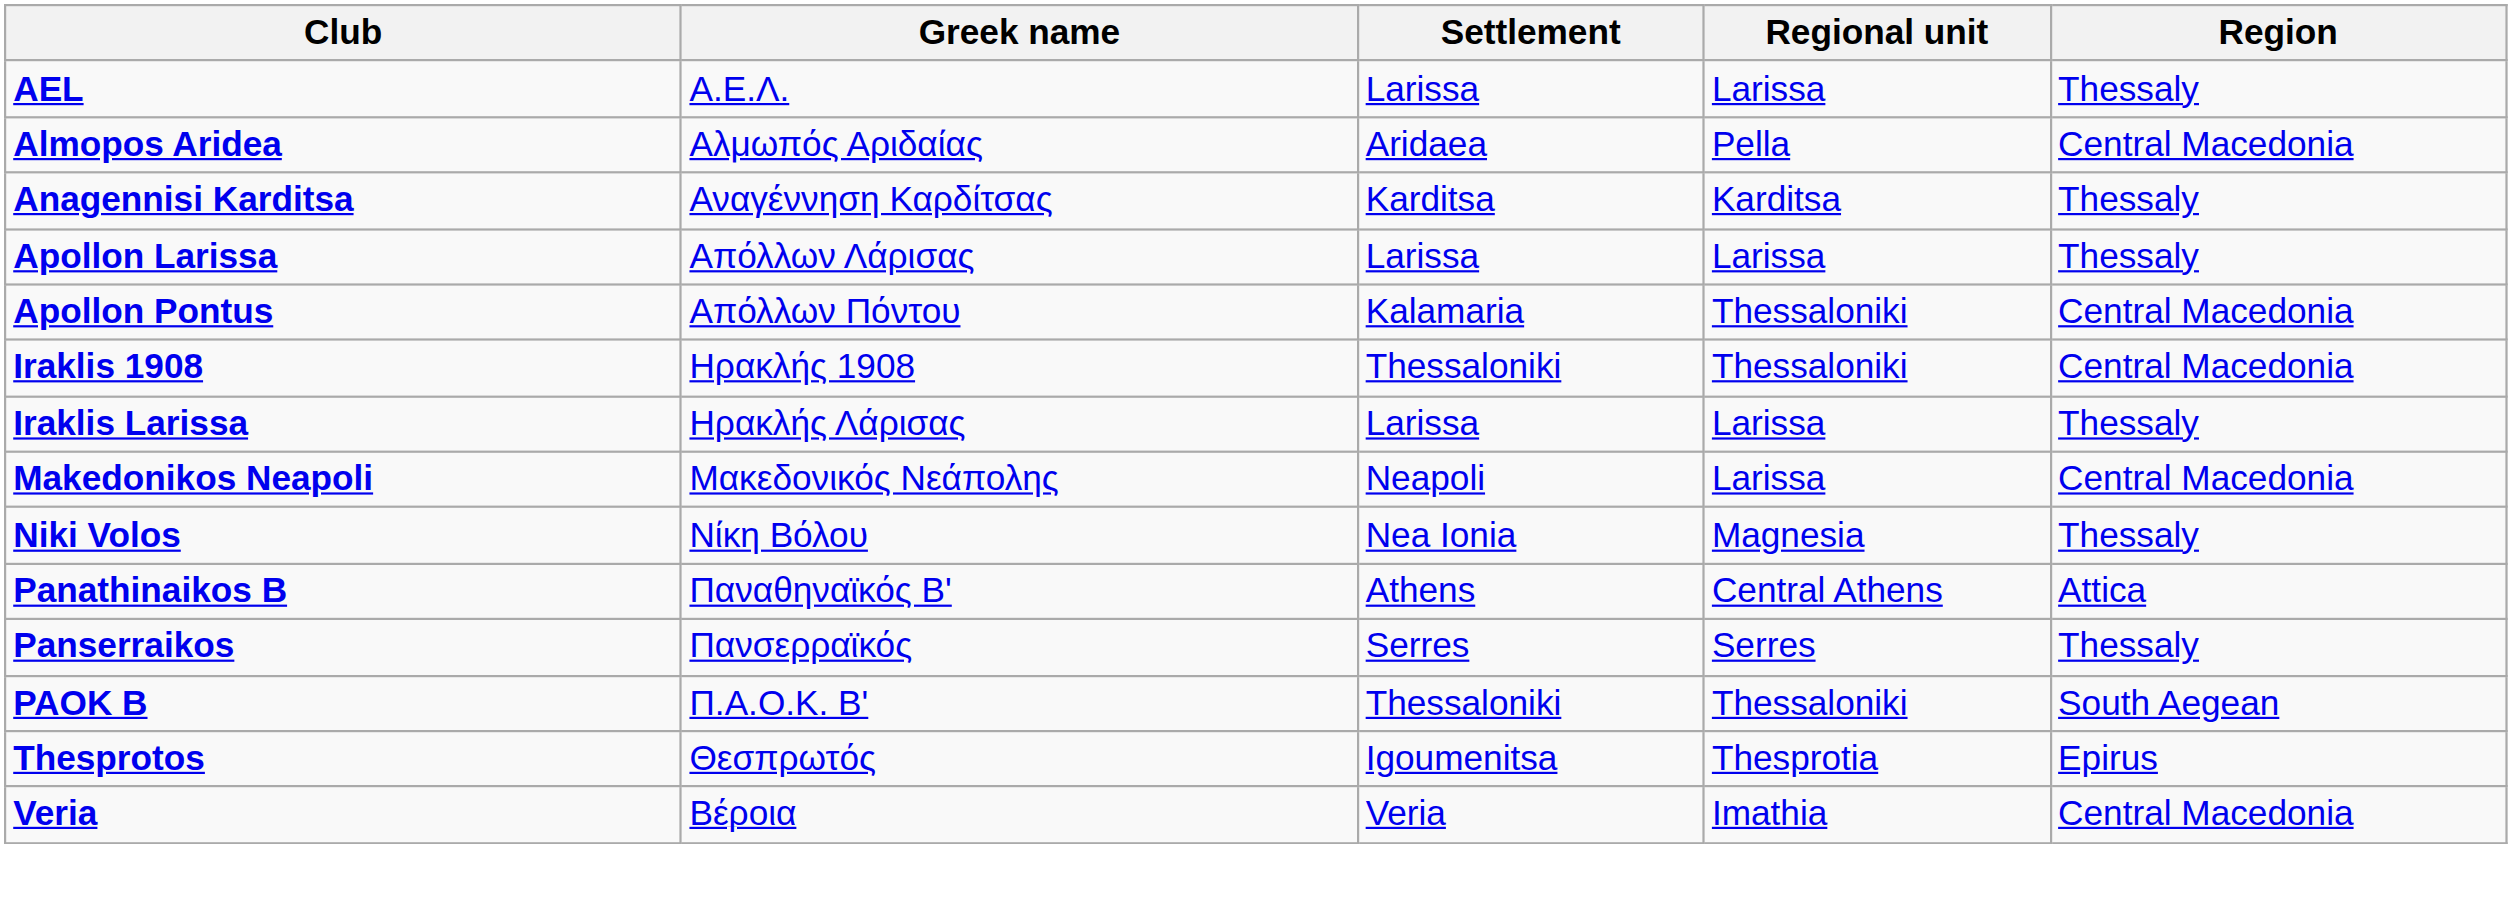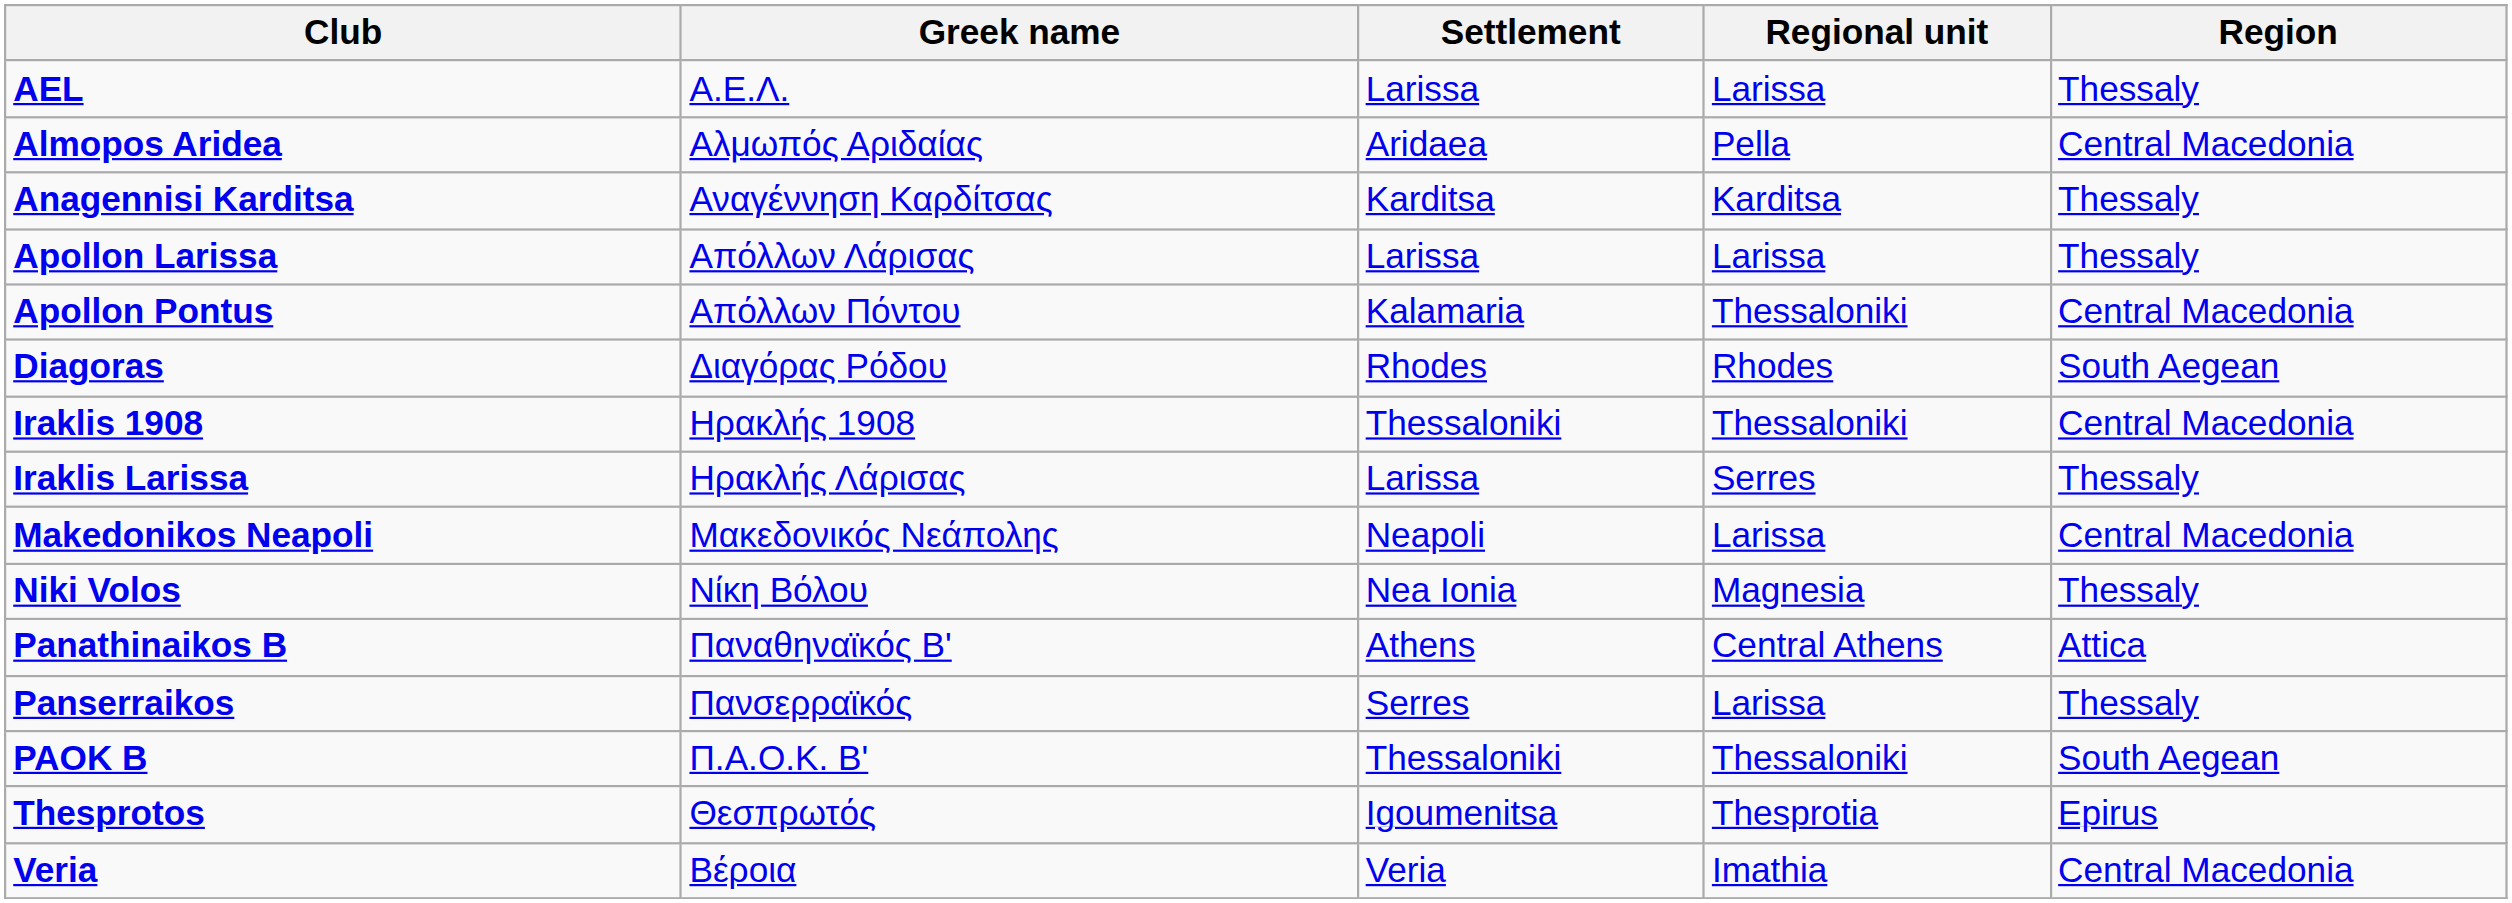+ row: (89, 367)
(1769, 423) Larissa -> (1764, 479) Serres
(1764, 646) Serres -> (1769, 702) Larissa
